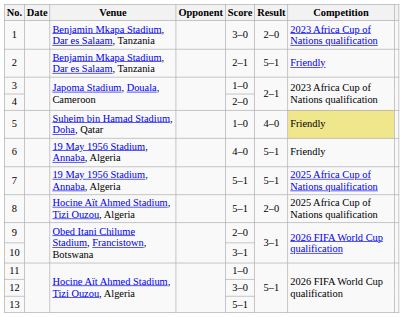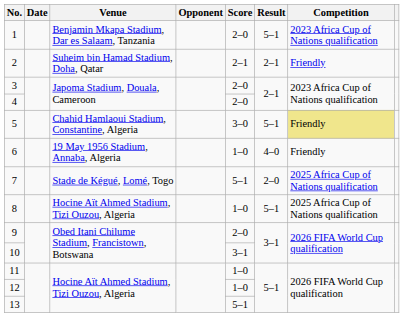(240, 35) 3–0 -> (240, 35) 2–0
(271, 35) 2–0 -> (271, 35) 5–1
(108, 63) Benjamin Mkapa Stadium, Dar es Salaam, Tanzania -> (112, 63) Suheim bin Hamad Stadium, Doha, Qatar
(271, 63) 5–1 -> (271, 63) 2–1
(240, 85) 1–0 -> (240, 85) 2–0
(112, 124) Suheim bin Hamad Stadium, Doha, Qatar -> (109, 124) Chahid Hamlaoui Stadium, Constantine, Algeria
(240, 124) 1–0 -> (240, 124) 3–0
(271, 124) 4–0 -> (271, 124) 5–1
(240, 152) 4–0 -> (240, 152) 1–0
(271, 152) 5–1 -> (271, 152) 4–0
(100, 180) 19 May 1956 Stadium, Annaba, Algeria -> (113, 180) Stade de Kégué, Lomé, Togo
(271, 180) 5–1 -> (271, 180) 2–0
(240, 209) 5–1 -> (240, 209) 1–0
(271, 209) 2–0 -> (271, 209) 5–1
(240, 287) 3–0 -> (240, 287) 1–0
